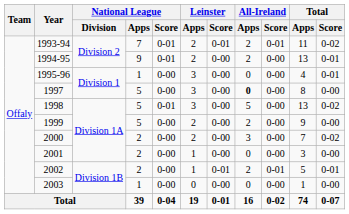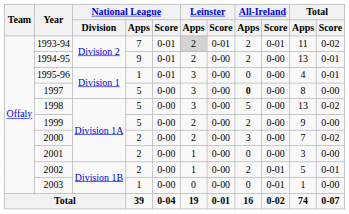(194, 43) no background -> (194, 43) lightgrey background
(166, 75) 0-00 -> (166, 75) 0-01
(166, 106) 0-01 -> (166, 106) 0-00
(221, 169) 0-01 -> (221, 169) 0-00
(276, 185) 0-00 -> (276, 185) 0-01
